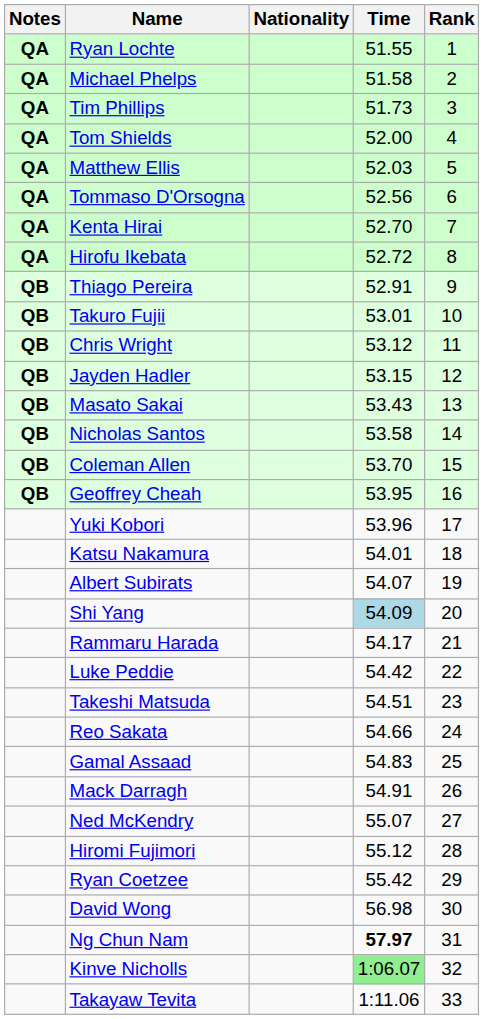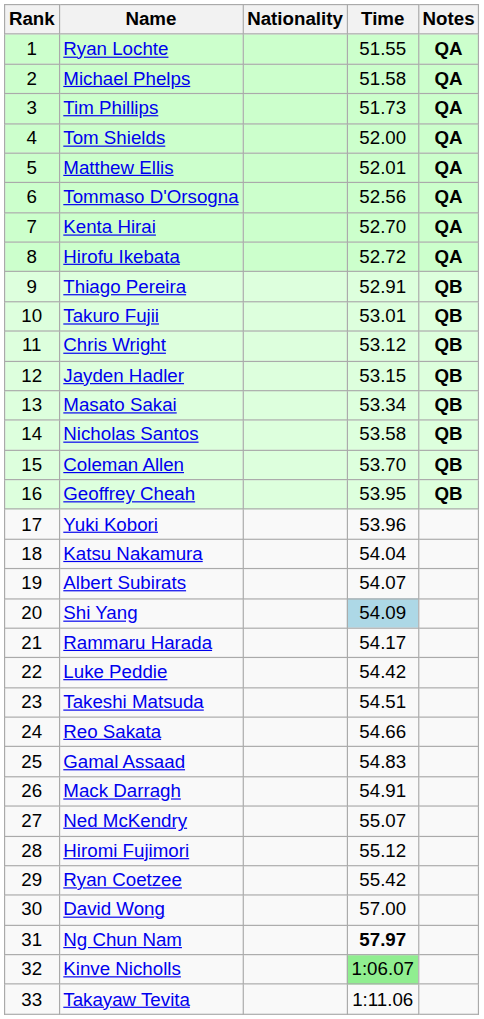columns swapped: (452, 19) <-> (35, 19)
(389, 167) 52.03 -> (383, 167) 52.01
(389, 405) 53.43 -> (383, 405) 53.34
(389, 553) 54.01 -> (383, 553) 54.04
(389, 910) 56.98 -> (383, 910) 57.00
